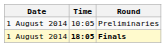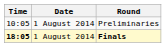columns swapped: (37, 11) <-> (83, 11)
